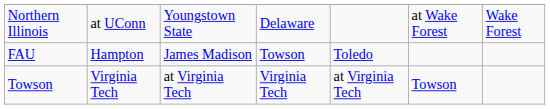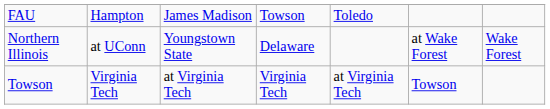rows swapped: (21, 54) <-> (33, 23)
